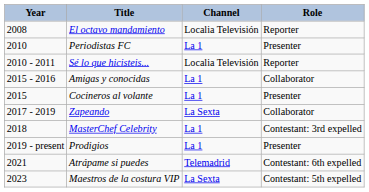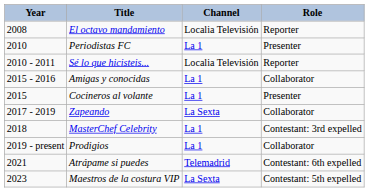(282, 146) Presenter -> (289, 146) Collaborator
